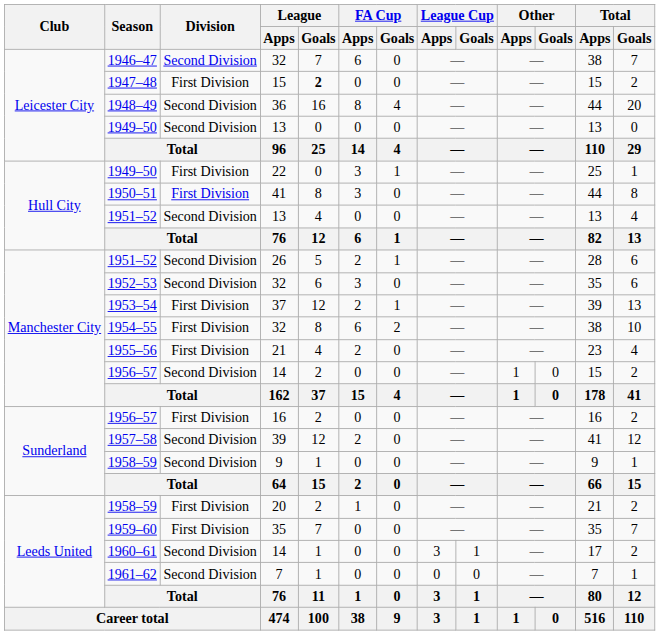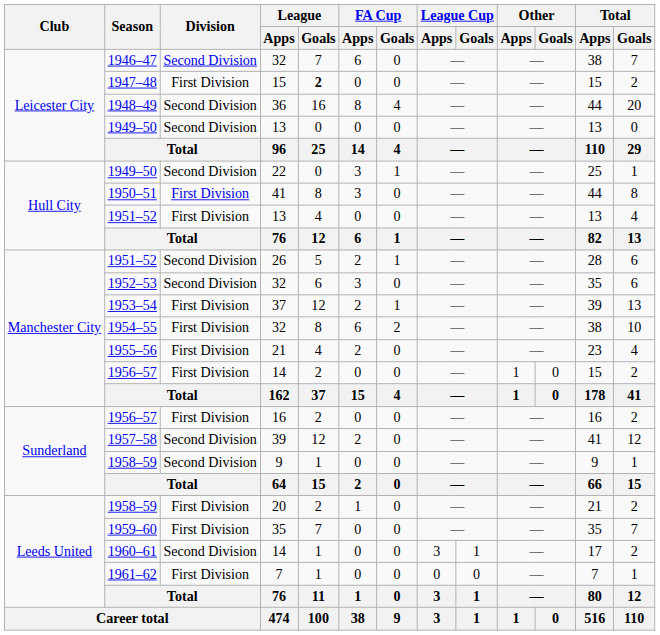(210, 171) First Division -> (210, 171) Second Division
(210, 216) Second Division -> (210, 216) First Division
(210, 372) Second Division -> (210, 372) First Division
(210, 573) Second Division -> (210, 573) First Division
